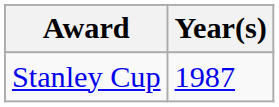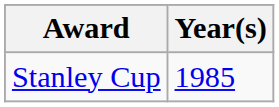(205, 76) 1987 -> (205, 76) 1985
